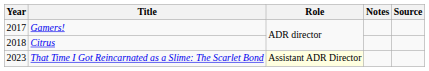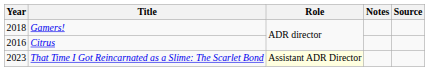(16, 27) 2017 -> (16, 27) 2018
(16, 43) 2018 -> (16, 43) 2016
